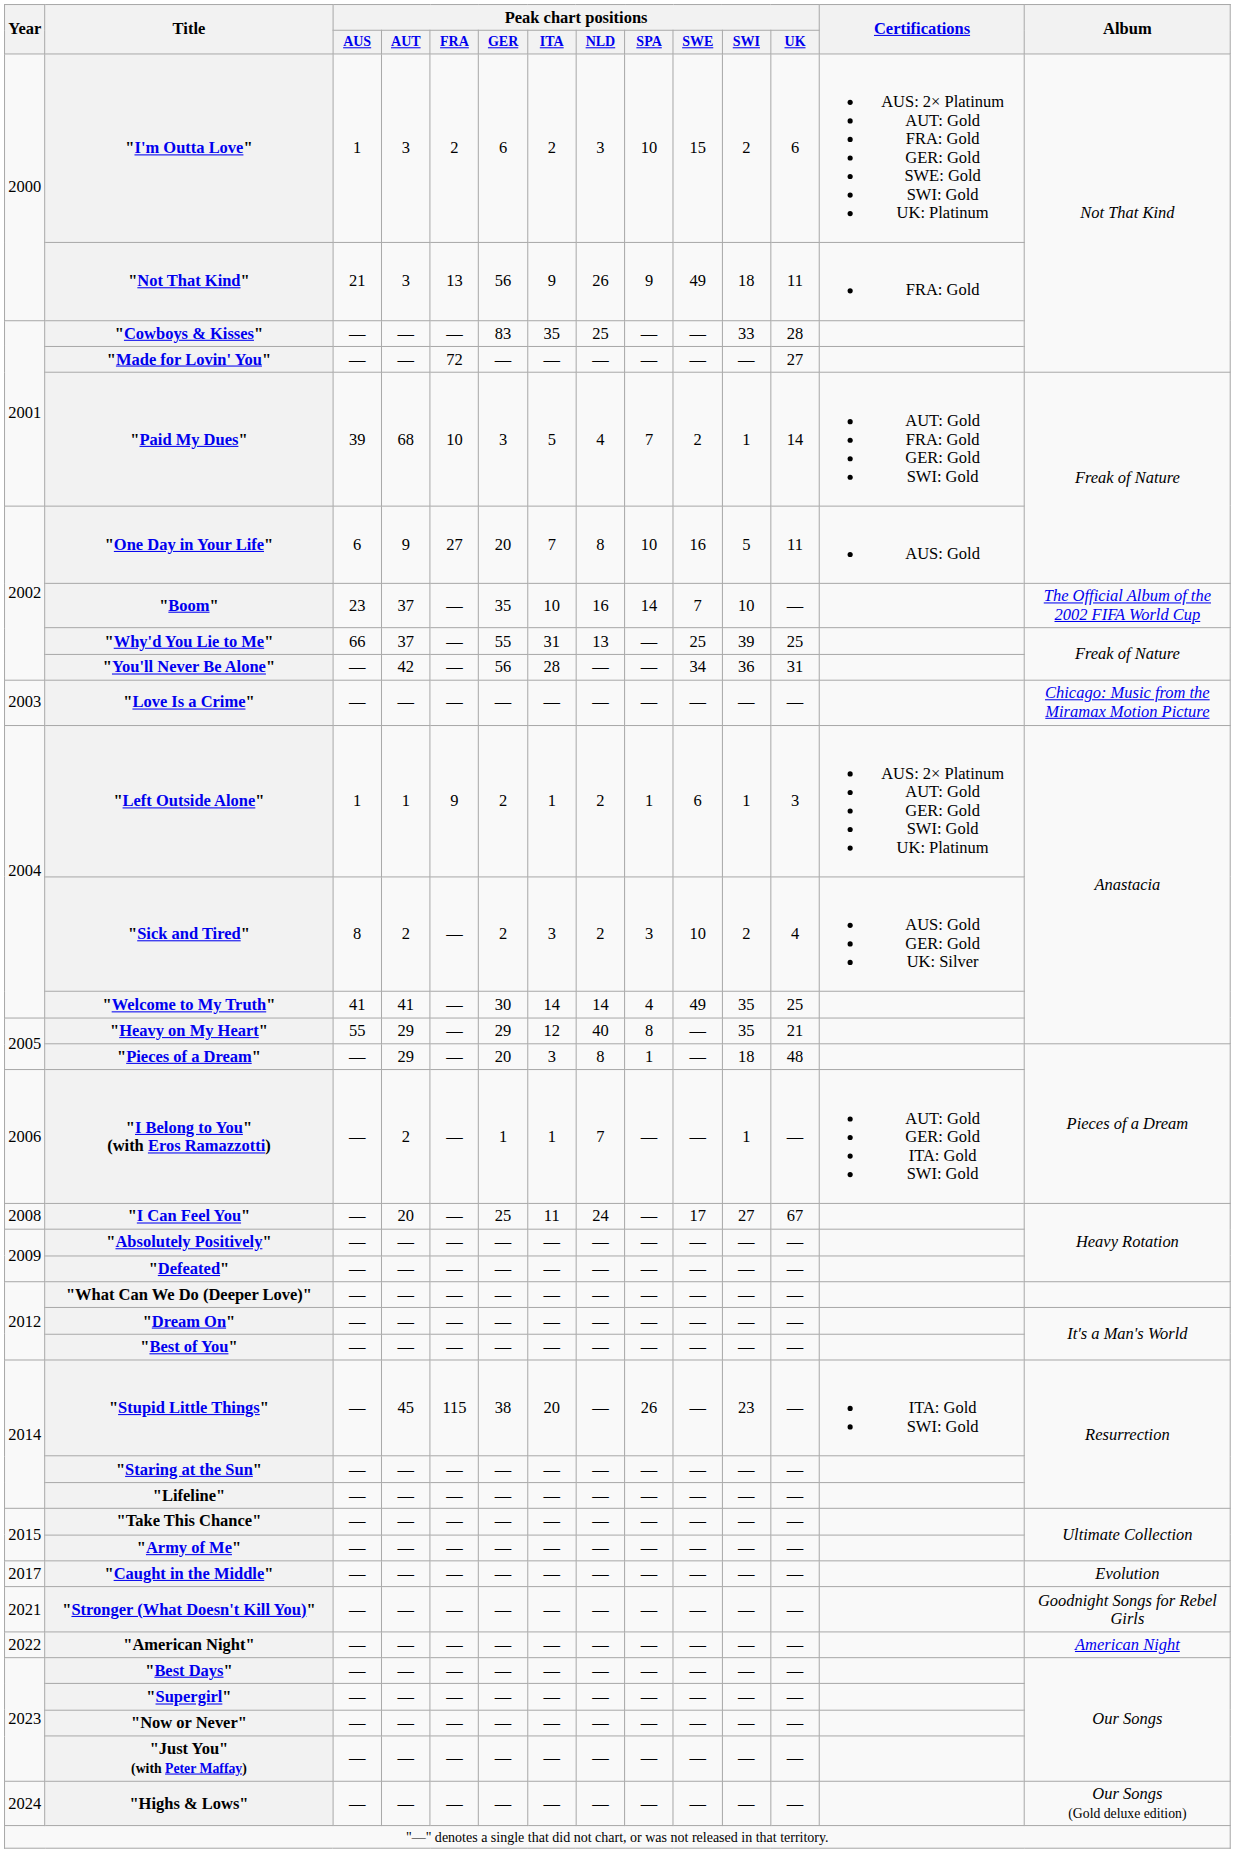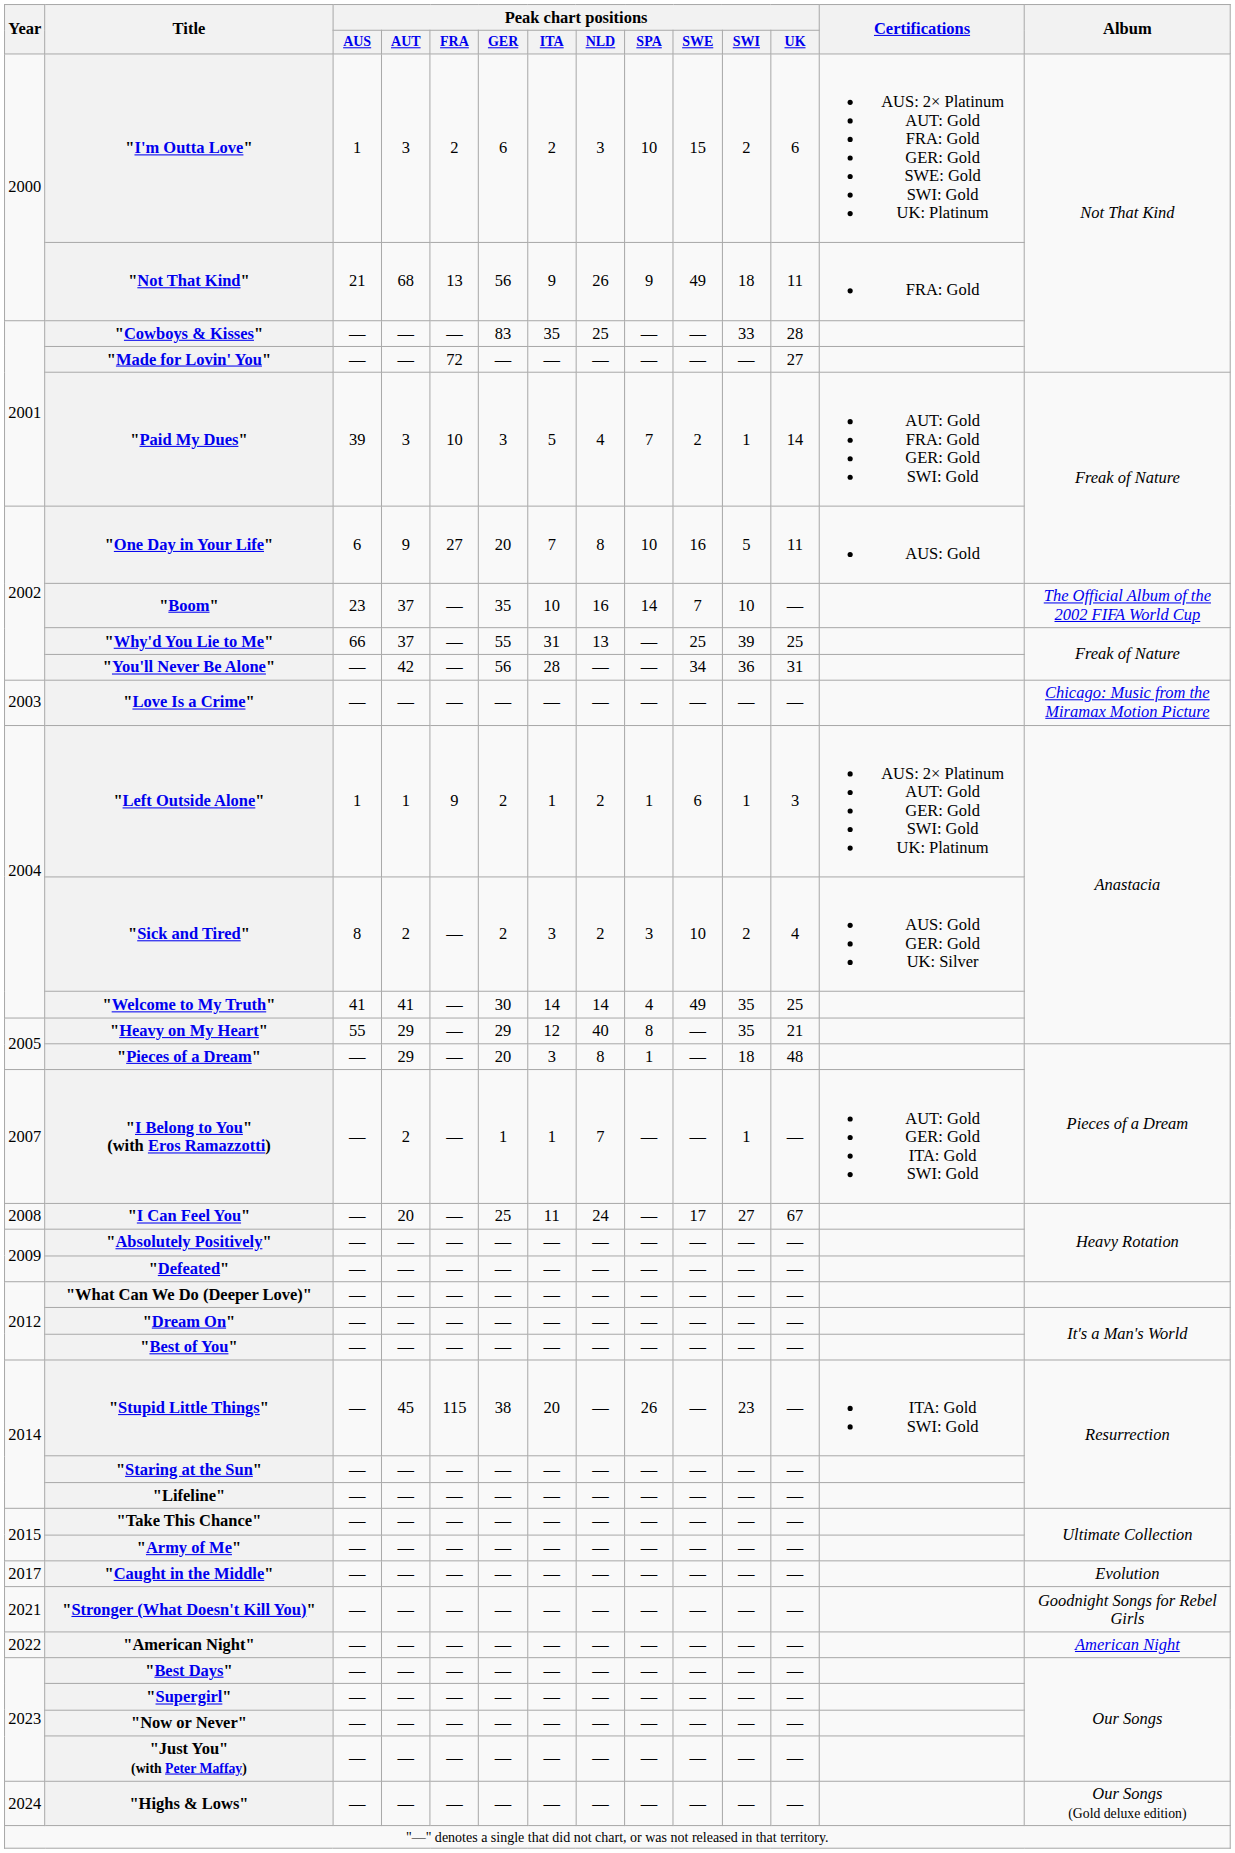(406, 281) 3 -> (406, 281) 68
(406, 439) 68 -> (406, 439) 3
(25, 1136) 2006 -> (25, 1136) 2007
